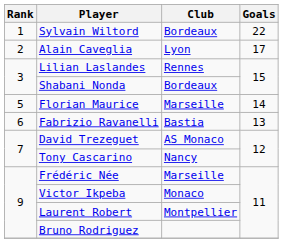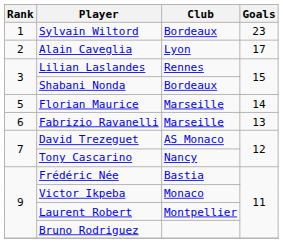(259, 31) 22 -> (259, 31) 23
(184, 121) Bastia -> (194, 121) Marseille
(194, 176) Marseille -> (184, 176) Bastia
